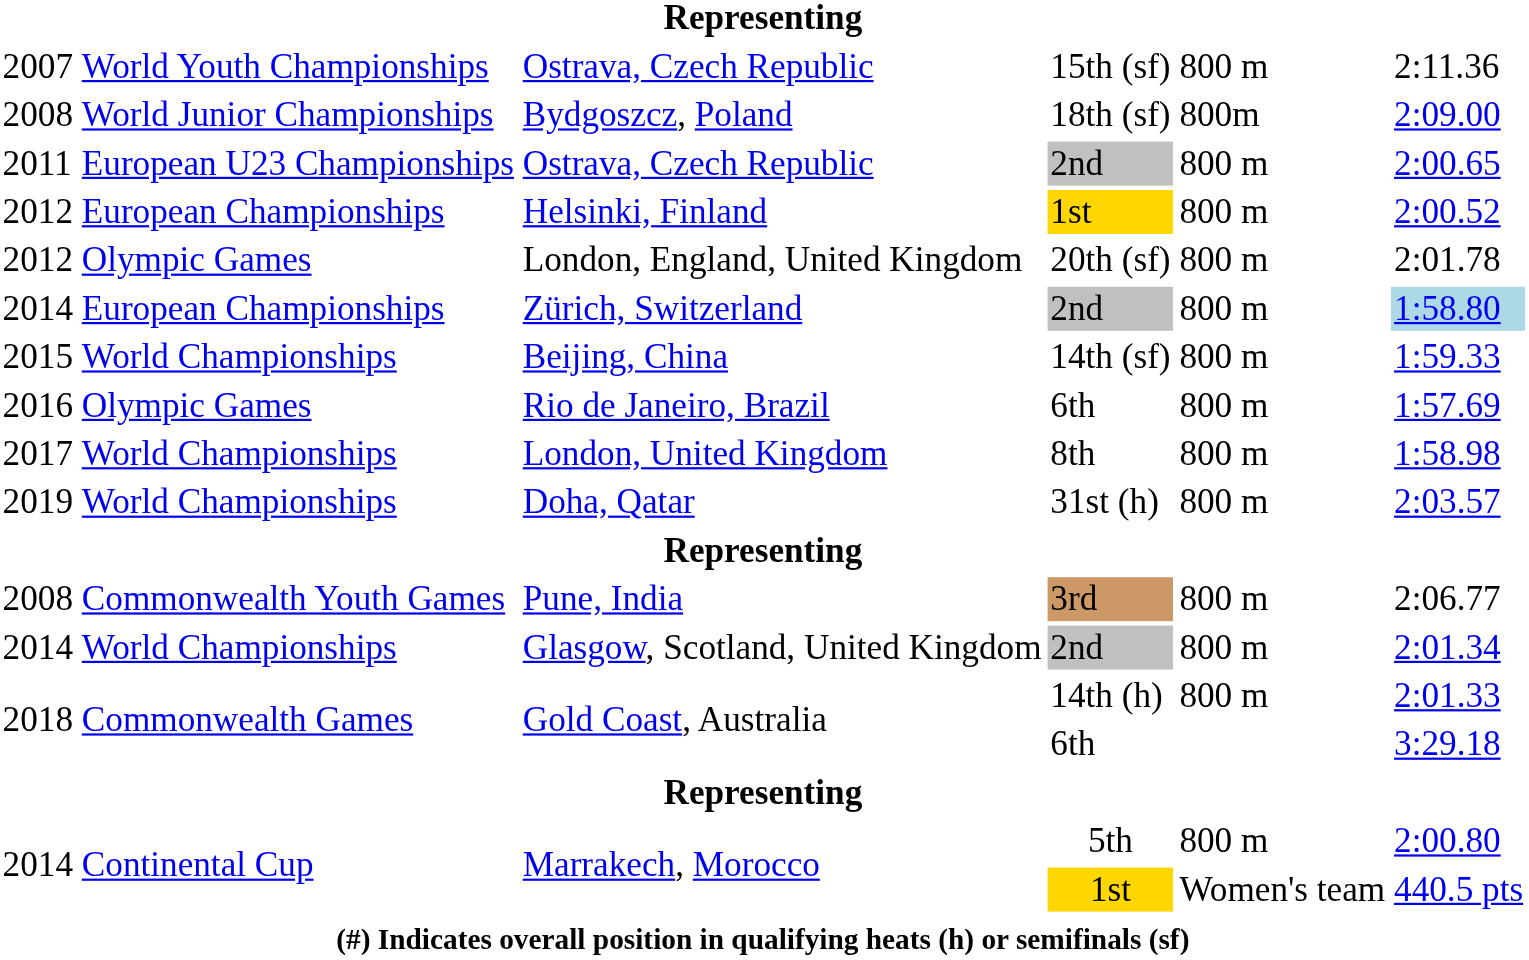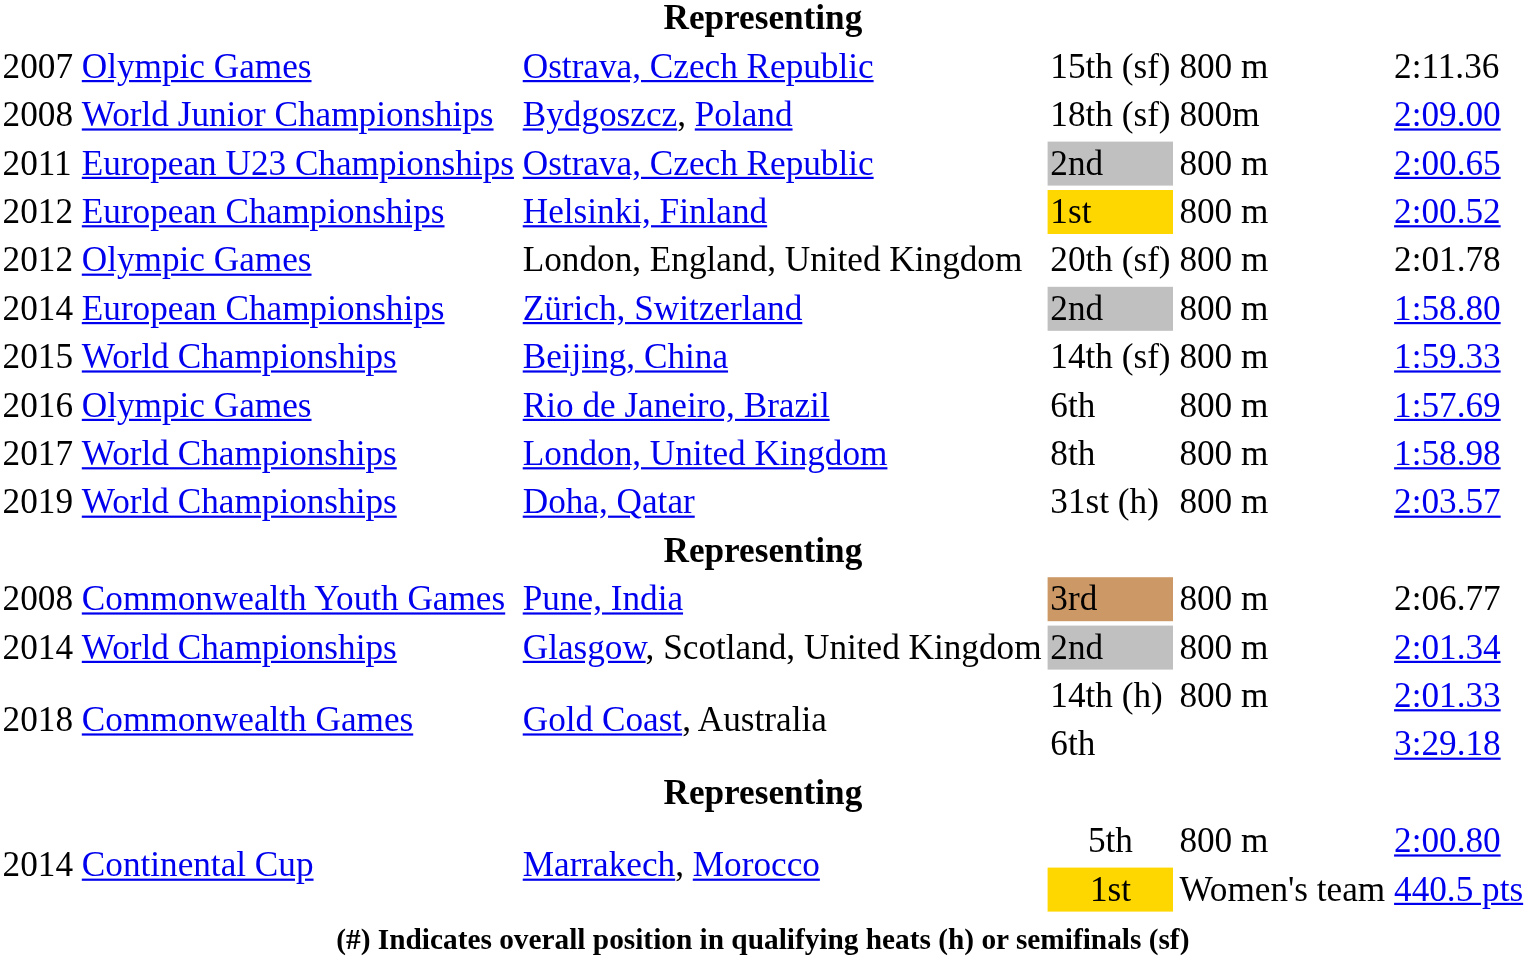(285, 66) World Youth Championships -> (197, 66) Olympic Games
(1447, 308) lightblue background -> (1447, 308) no background
